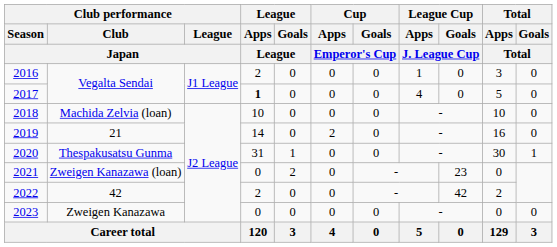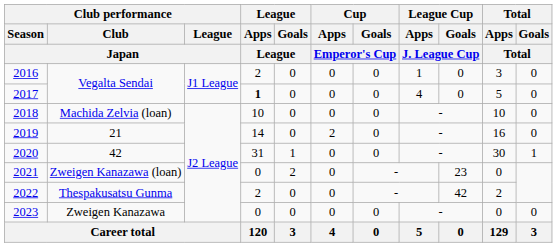(116, 152) Thespakusatsu Gunma -> (116, 152) 42
(116, 192) 42 -> (116, 192) Thespakusatsu Gunma
